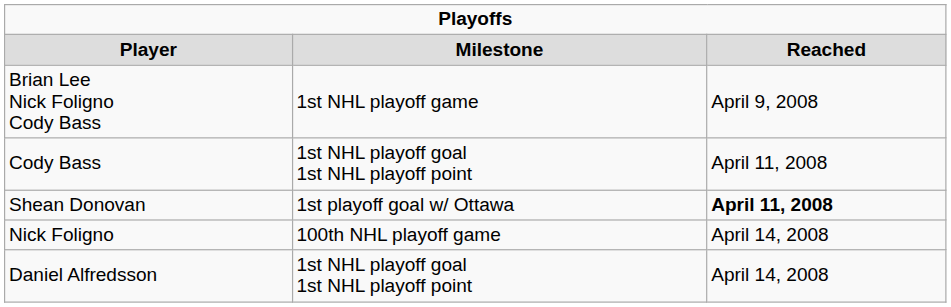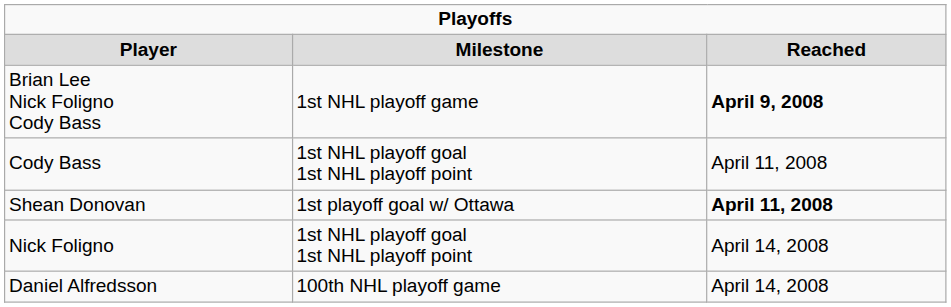(765, 101) normal -> (767, 101) bold
(399, 234) 100th NHL playoff game -> (384, 245) 1st NHL playoff goal 1st NHL playoff point
(384, 275) 1st NHL playoff goal 1st NHL playoff point -> (399, 286) 100th NHL playoff game
